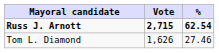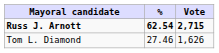columns swapped: (164, 12) <-> (198, 12)
